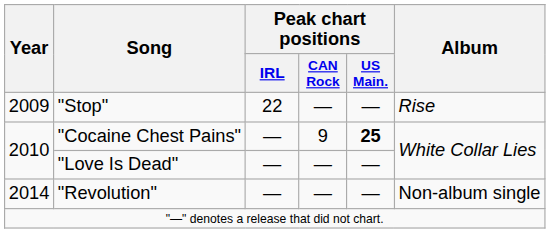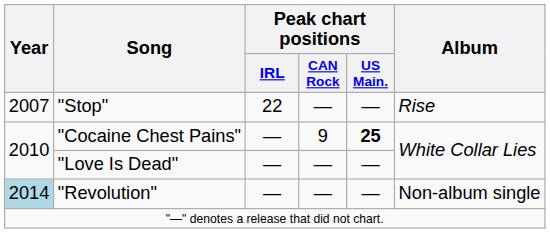(29, 106) 2009 -> (29, 106) 2007
(29, 193) no background -> (29, 193) lightblue background
